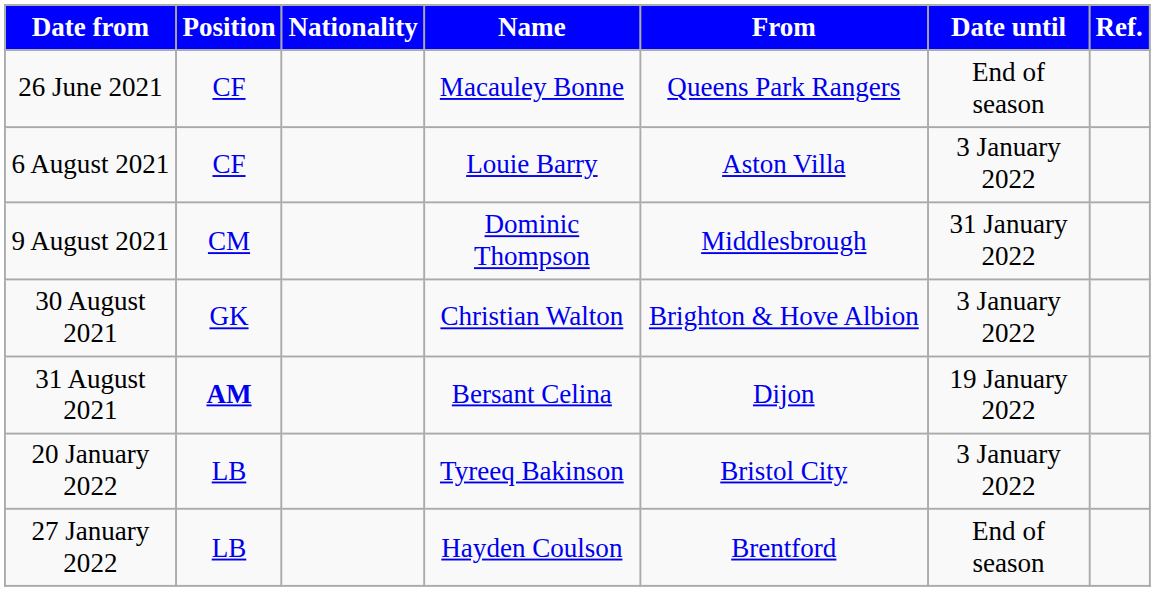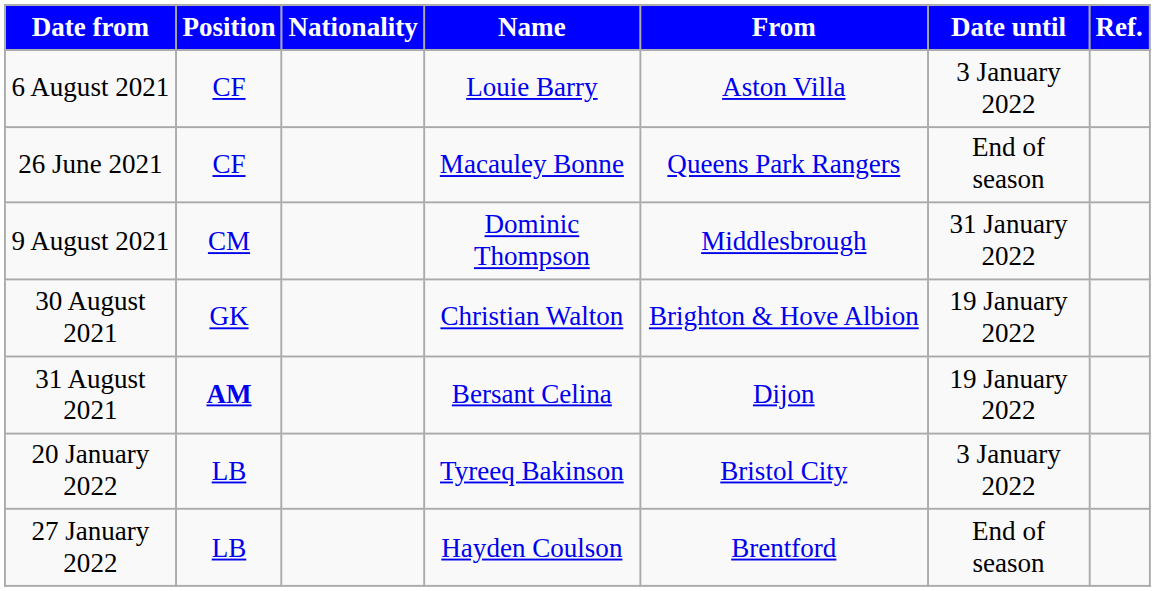rows swapped: (90, 87) <-> (90, 164)
(1009, 317) 3 January 2022 -> (1009, 317) 19 January 2022
